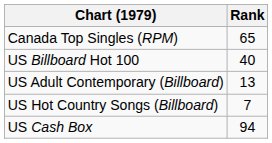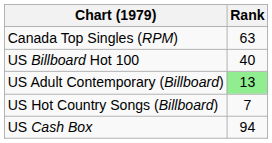(247, 37) 65 -> (247, 37) 63
(247, 82) no background -> (247, 82) lightgreen background
